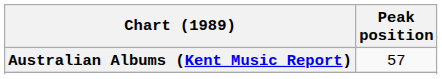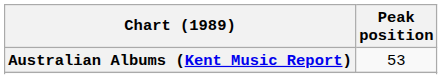(396, 60) 57 -> (396, 60) 53
